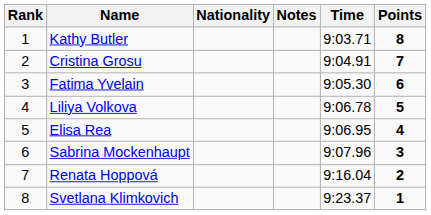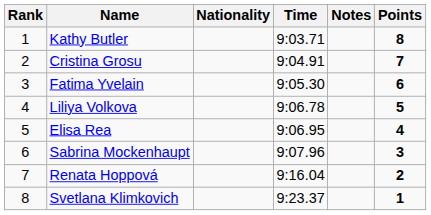columns swapped: (347, 15) <-> (297, 15)
